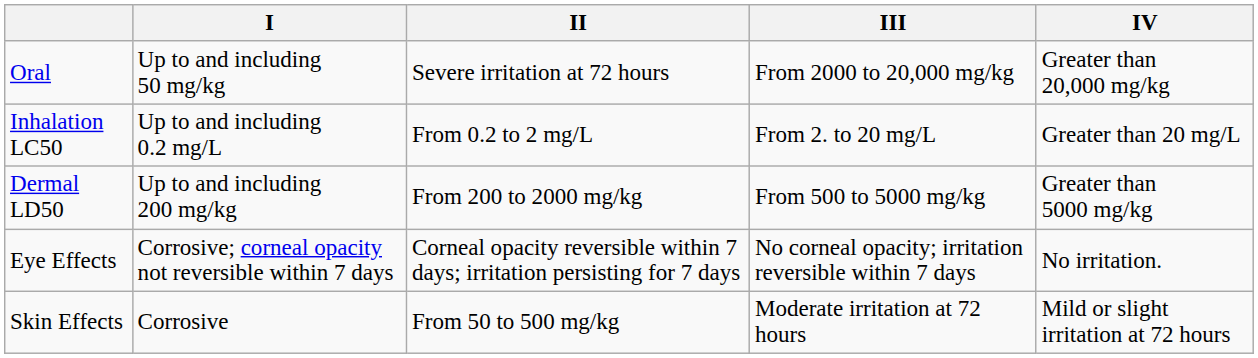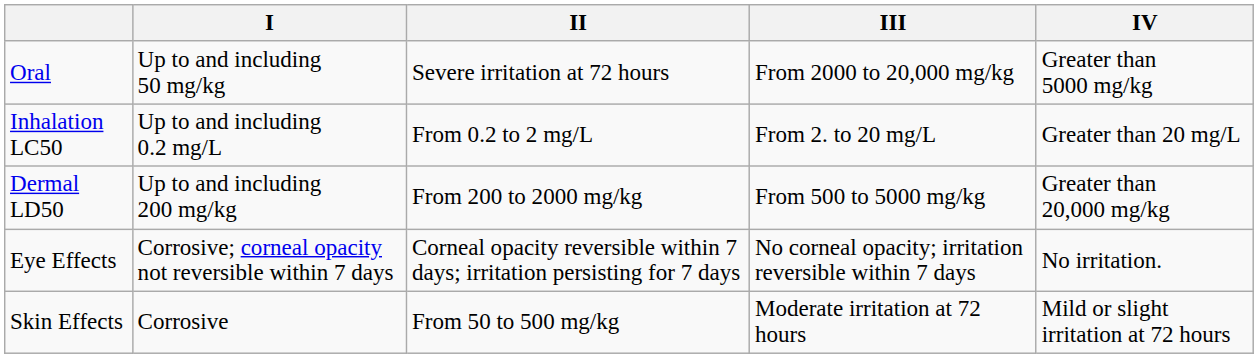(1106, 72) Greater than 20,000 mg/kg -> (1099, 72) Greater than 5000 mg/kg
(1099, 197) Greater than 5000 mg/kg -> (1106, 197) Greater than 20,000 mg/kg
